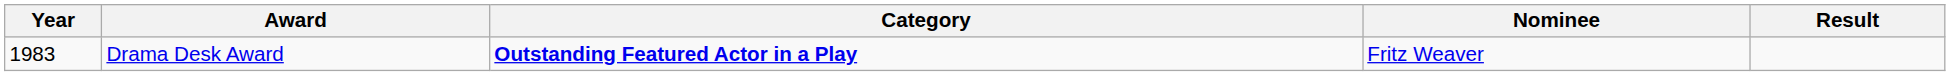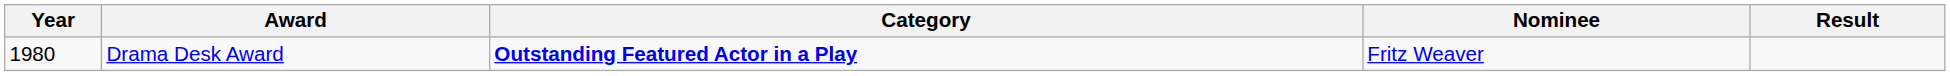(32, 53) 1983 -> (32, 53) 1980
